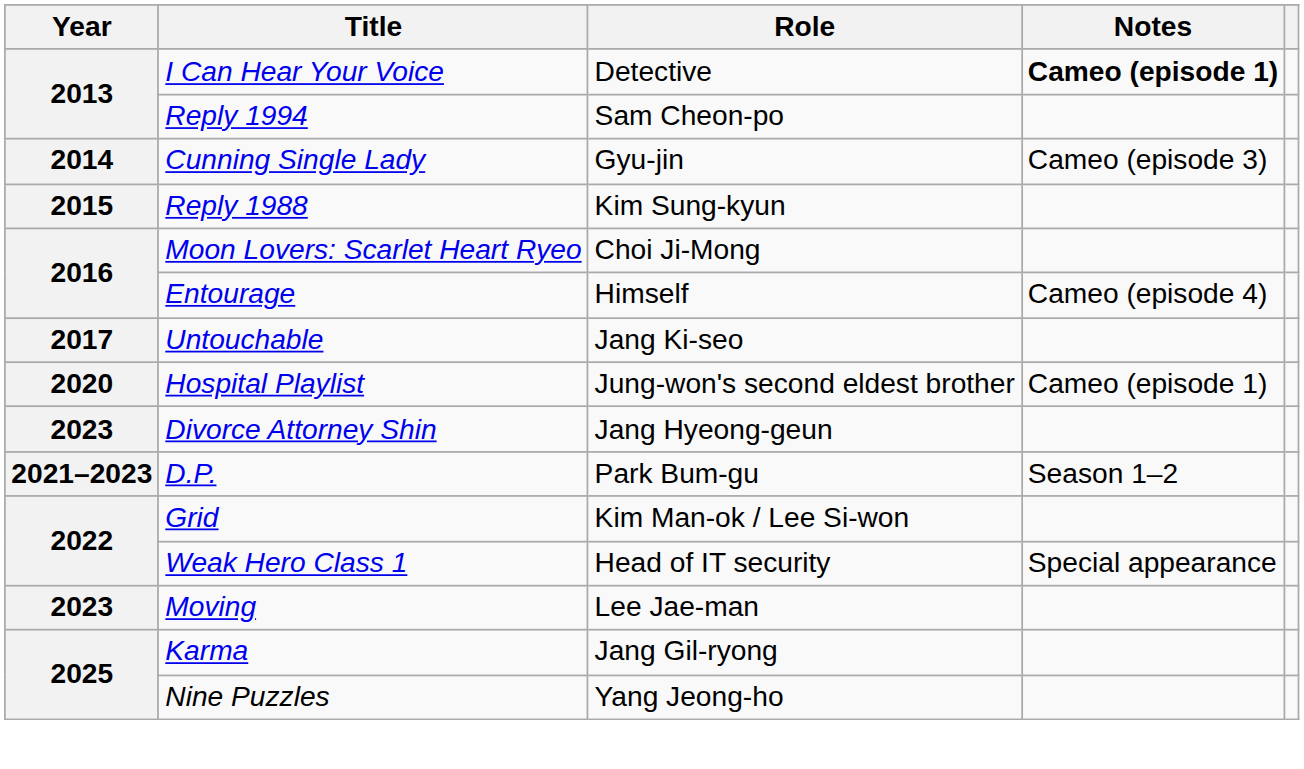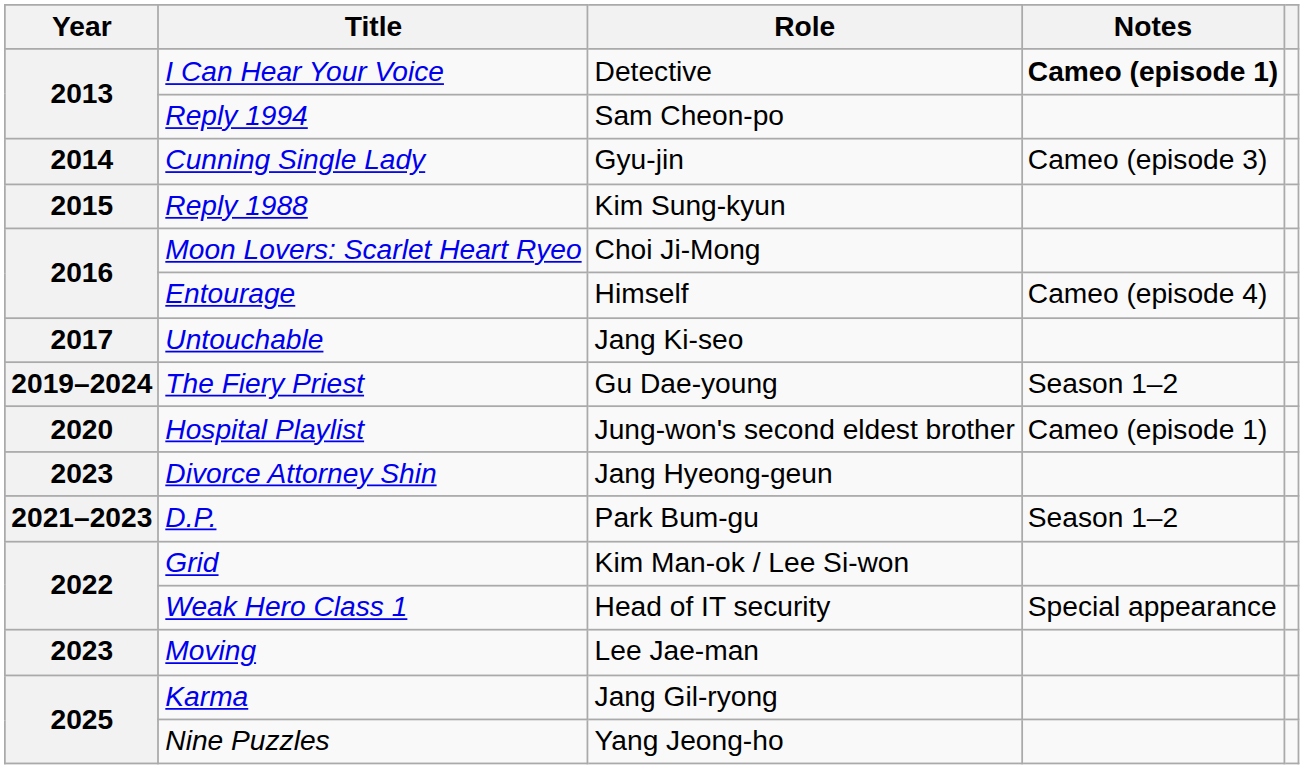+ row: (265, 384)
